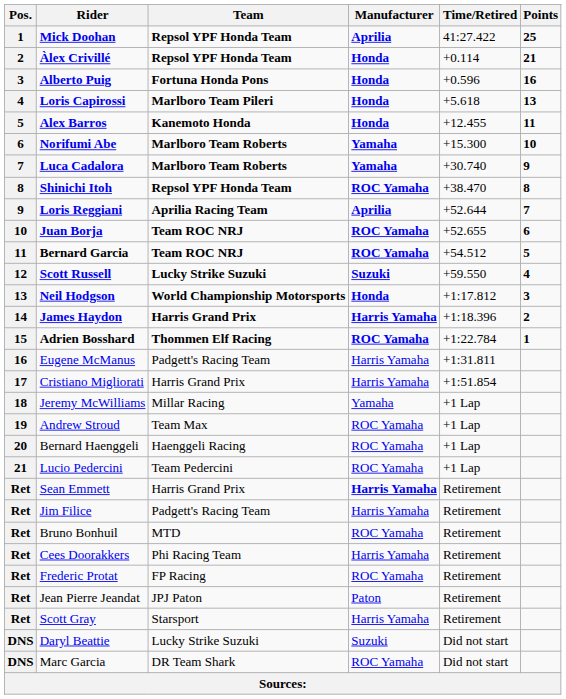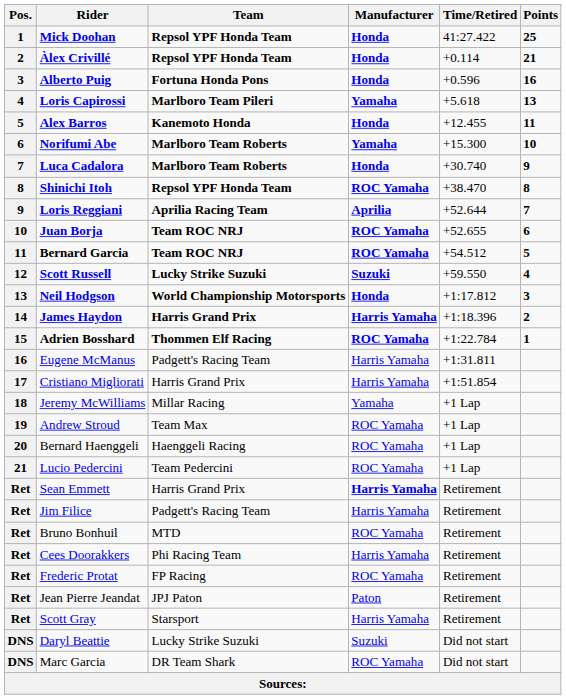(371, 37) Aprilia -> (370, 37) Honda
(370, 101) Honda -> (374, 101) Yamaha
(374, 166) Yamaha -> (370, 166) Honda
